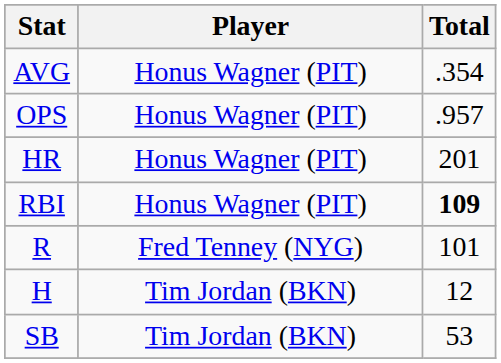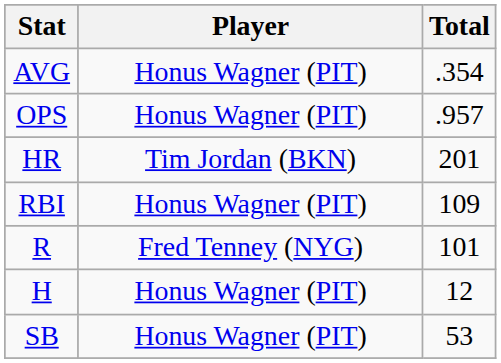(251, 159) Honus Wagner (PIT) -> (251, 159) Tim Jordan (BKN)
(459, 203) bold -> (459, 203) normal
(251, 291) Tim Jordan (BKN) -> (251, 291) Honus Wagner (PIT)
(251, 335) Tim Jordan (BKN) -> (251, 335) Honus Wagner (PIT)
